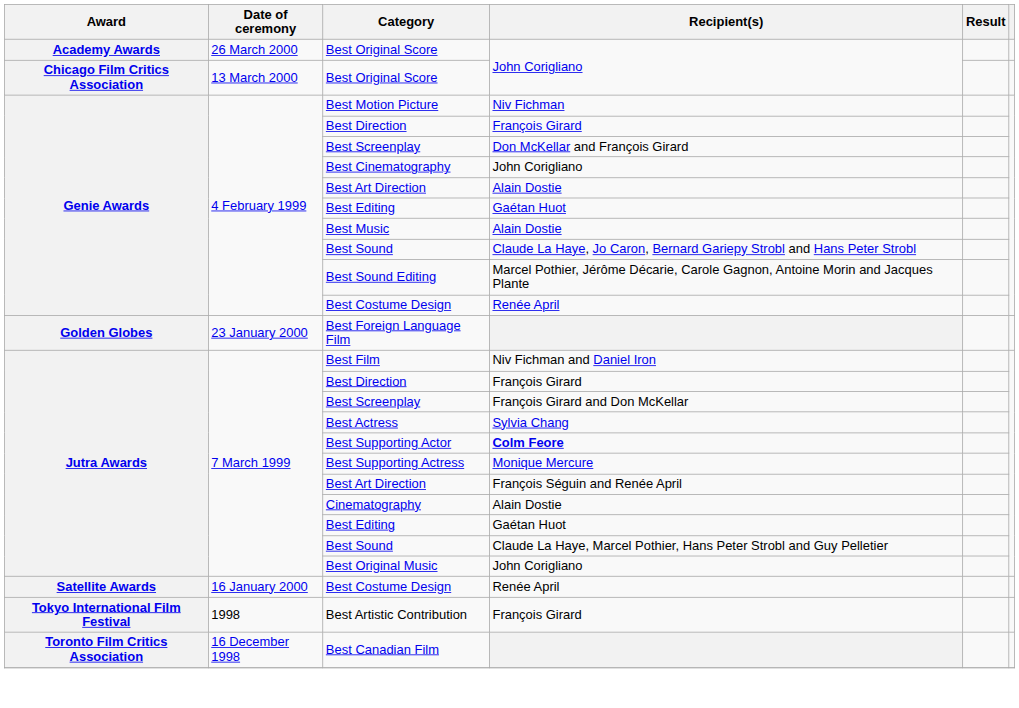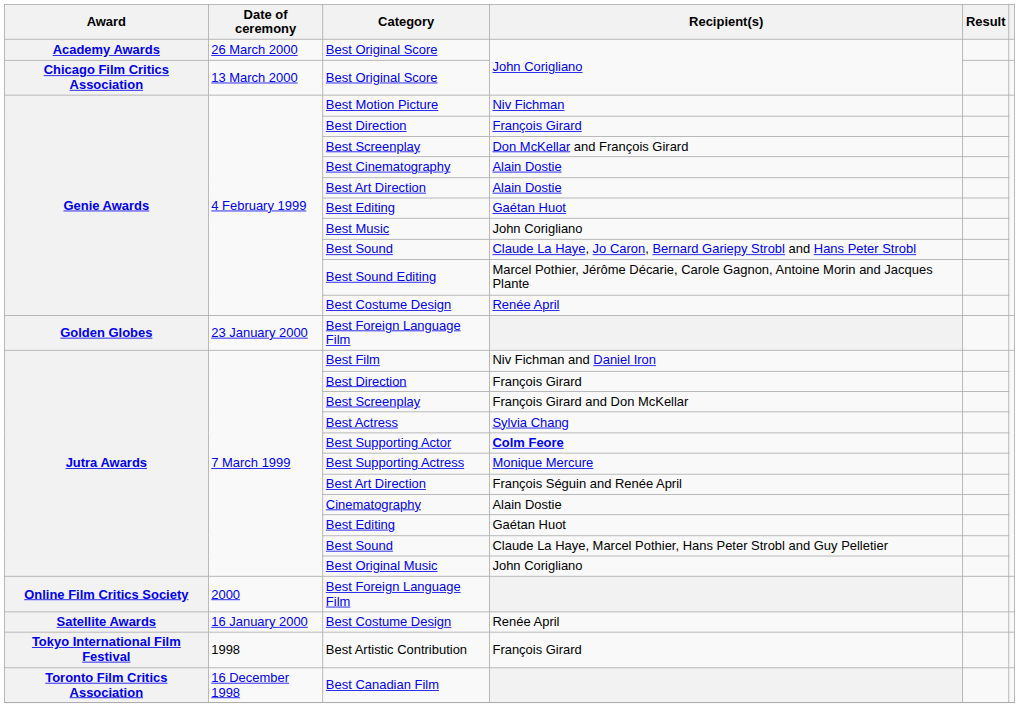(537, 167) John Corigliano -> (527, 167) Alain Dostie
(527, 228) Alain Dostie -> (537, 228) John Corigliano
+ row: (106, 594)
